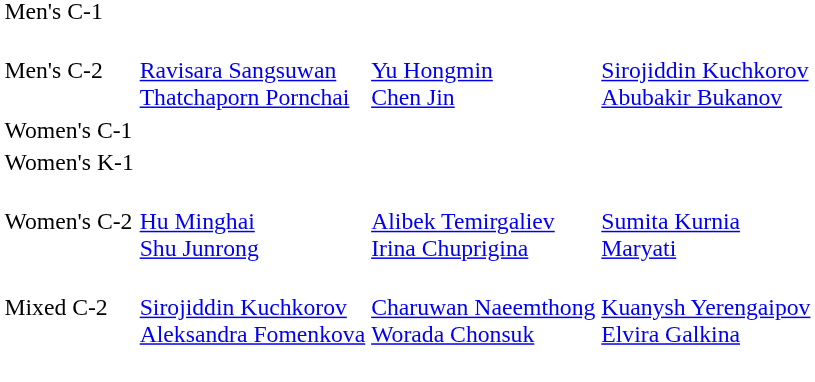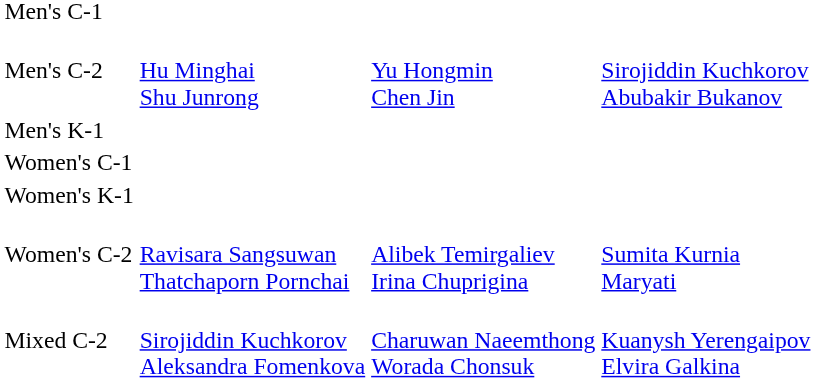(245, 84) Ravisara Sangsuwan Thatchaporn Pornchai -> (199, 84) Hu Minghai Shu Junrong
+ row: (54, 129)
(199, 234) Hu Minghai Shu Junrong -> (245, 267) Ravisara Sangsuwan Thatchaporn Pornchai
